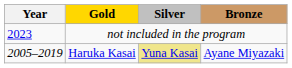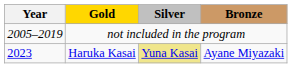(20, 33) 2023 -> (35, 33) 2005–2019
(35, 53) 2005–2019 -> (20, 53) 2023
